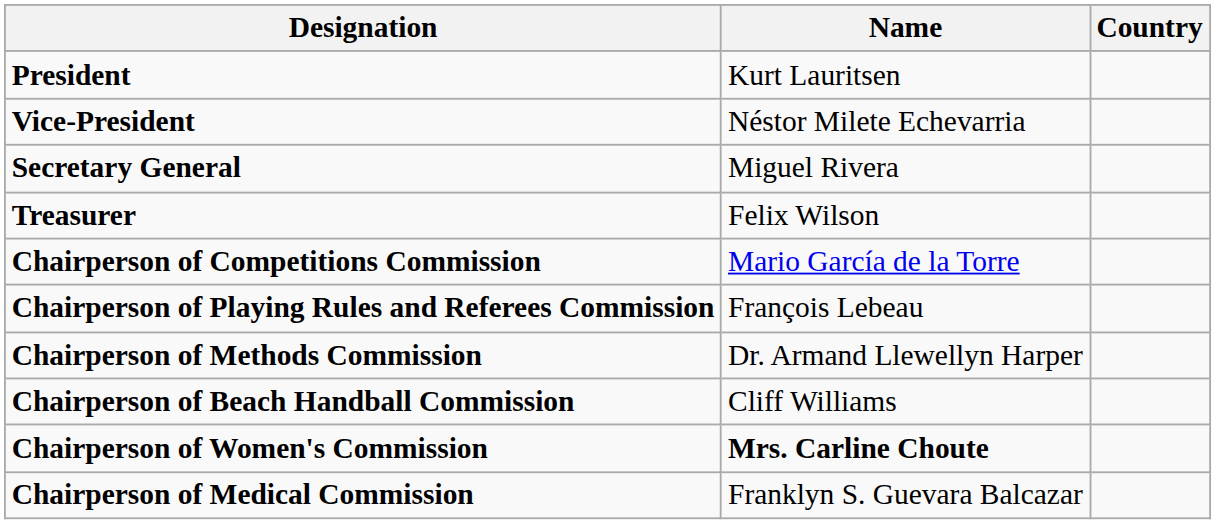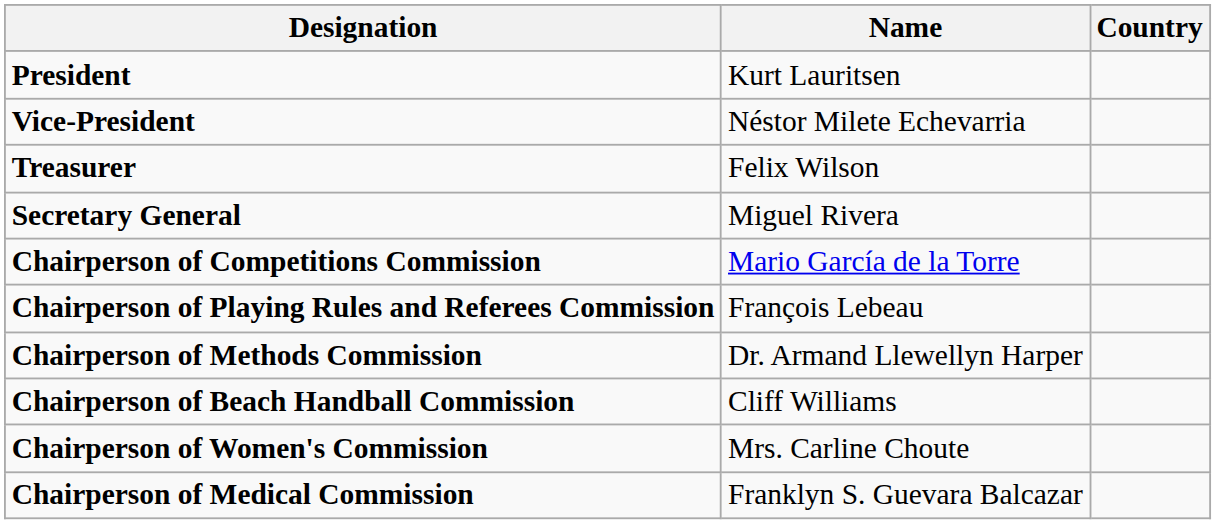rows swapped: (126, 167) <-> (74, 214)
(858, 448) bold -> (849, 448) normal
